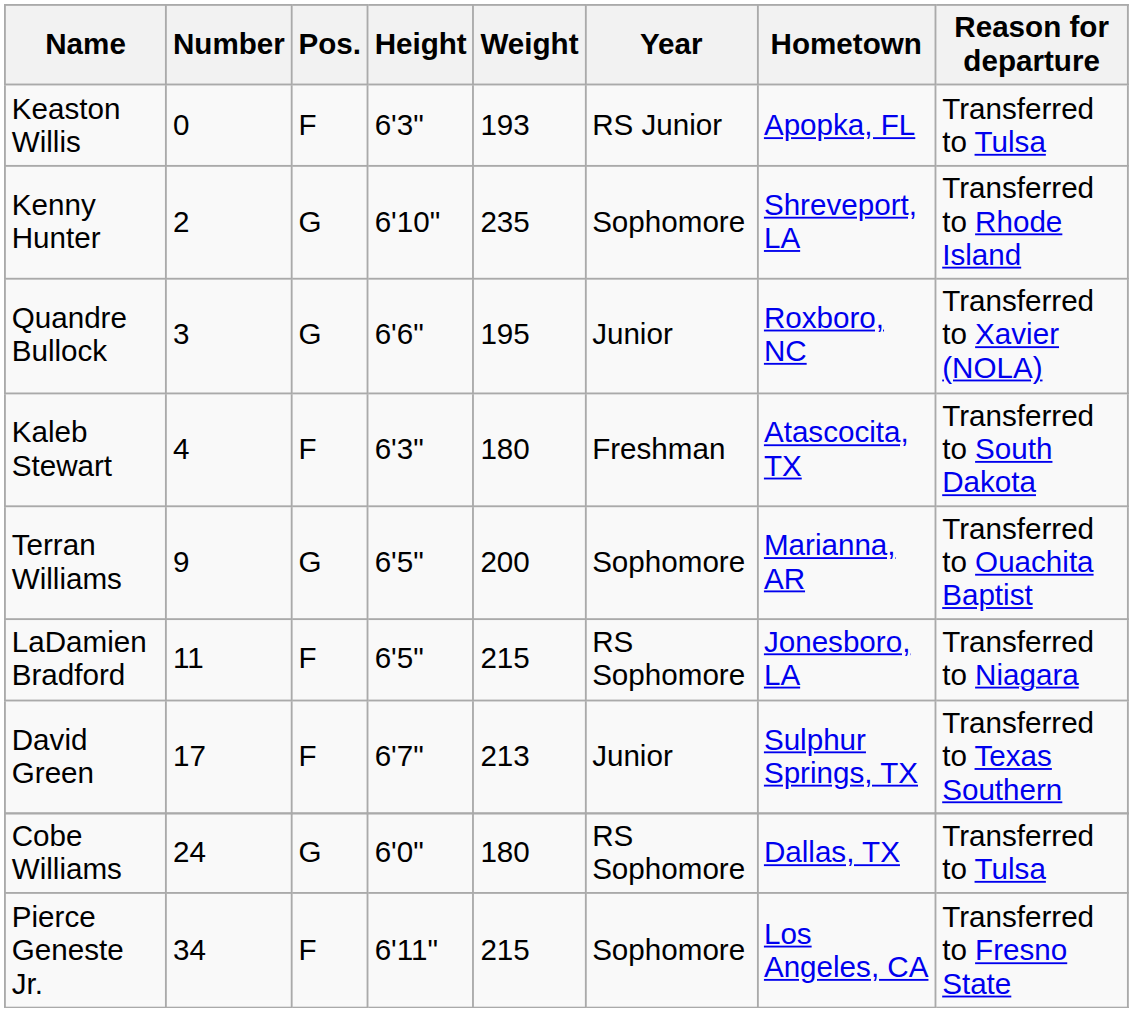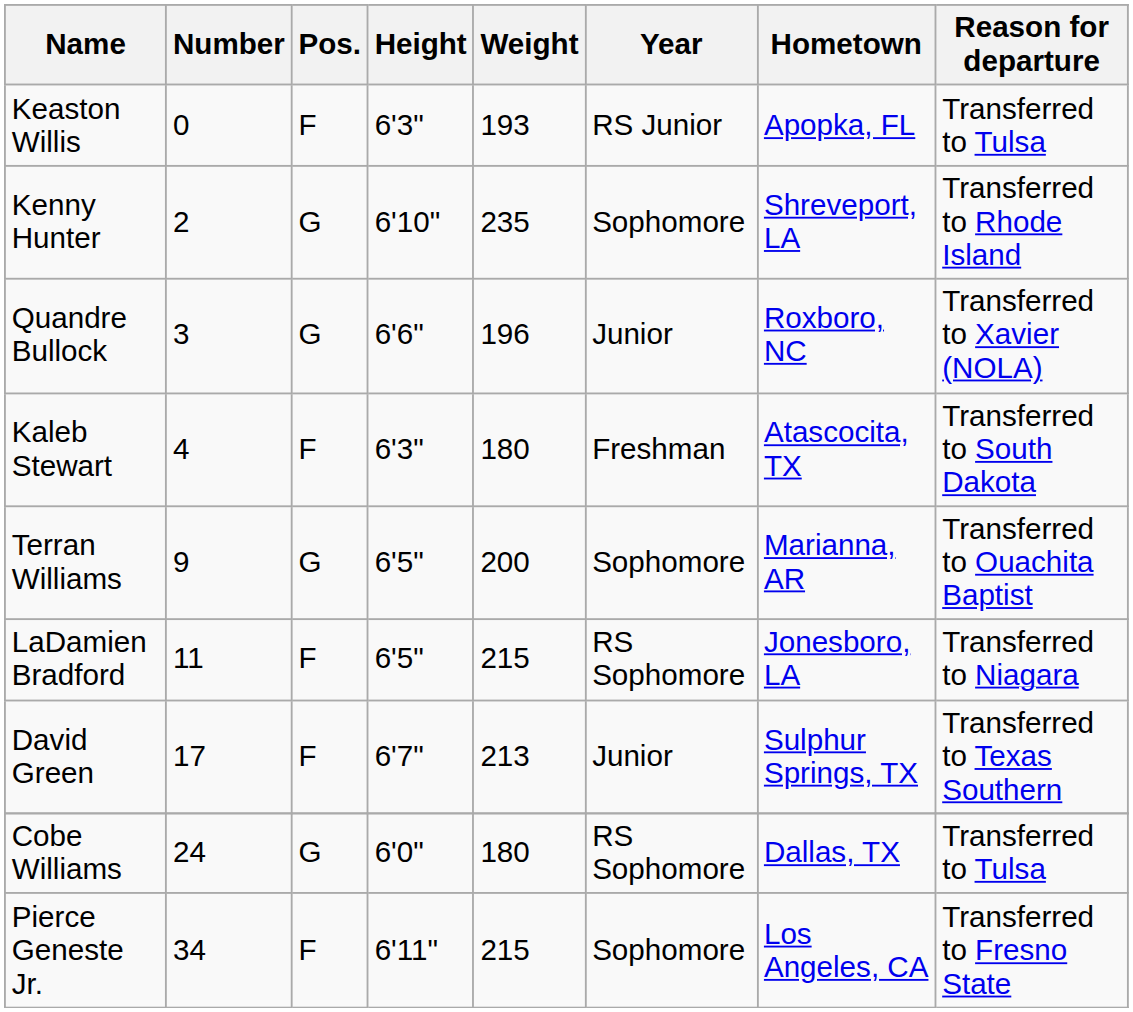(505, 335) 195 -> (505, 335) 196
